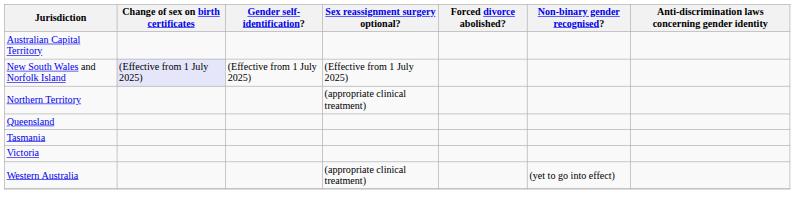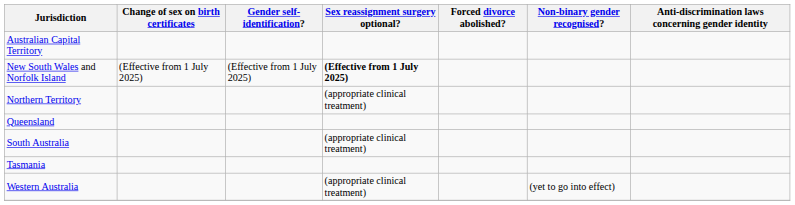(164, 72) lavender background -> (164, 72) no background
(369, 72) normal -> (371, 72) bold
+ row: (38, 143)
- row: (23, 153)
